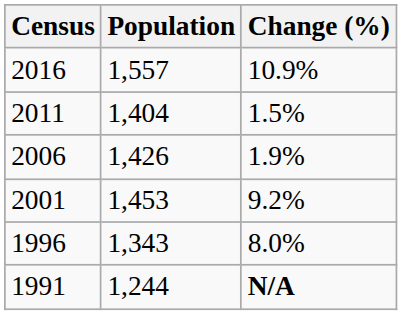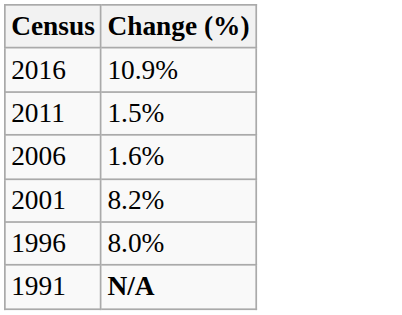- column: (171, 26)
(276, 156) 1.9% -> (136, 156) 1.6%
(276, 199) 9.2% -> (136, 199) 8.2%
